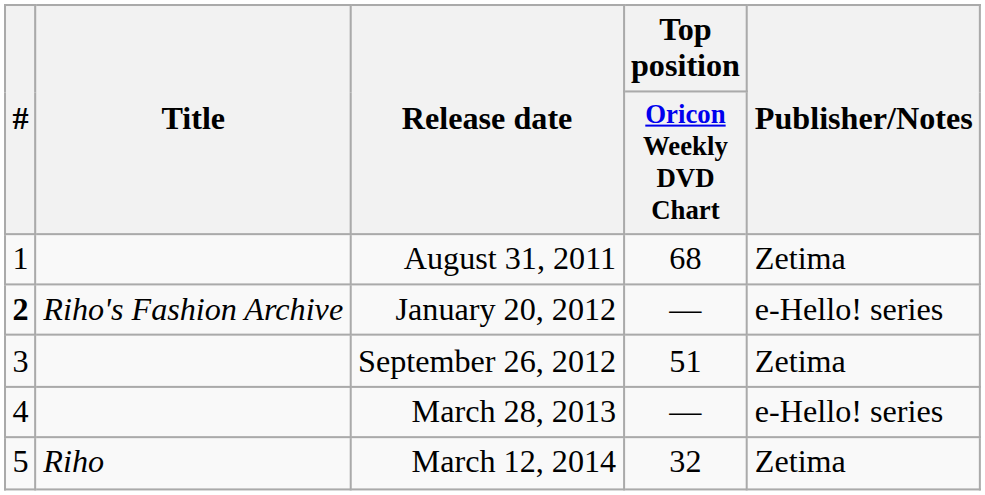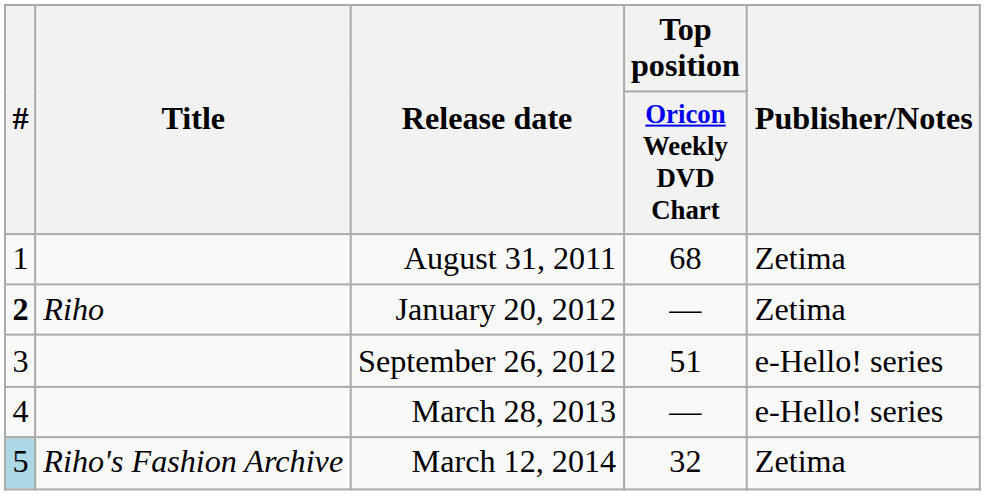(193, 309) Riho's Fashion Archive -> (74, 309) Riho
(849, 309) e-Hello! series -> (800, 309) Zetima
(800, 360) Zetima -> (849, 360) e-Hello! series
(20, 462) no background -> (20, 462) lightblue background
(74, 462) Riho -> (193, 462) Riho's Fashion Archive
